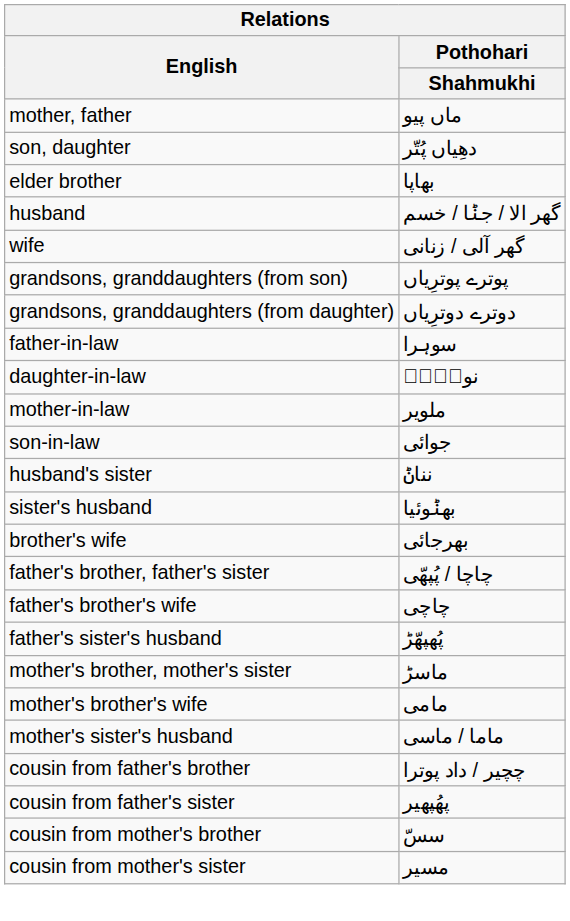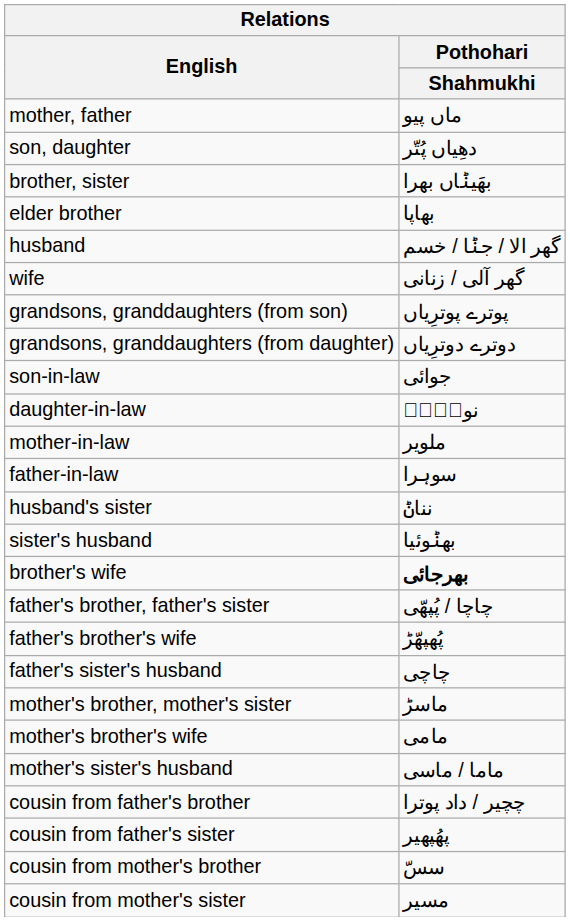+ row: (69, 180)
rows swapped: (54, 442) <-> (64, 344)
(435, 541) normal -> (435, 573) bold
(427, 606) چاچی -> (423, 639) پُھپھّڑ
(423, 639) پُھپھّڑ -> (427, 671) چاچی
